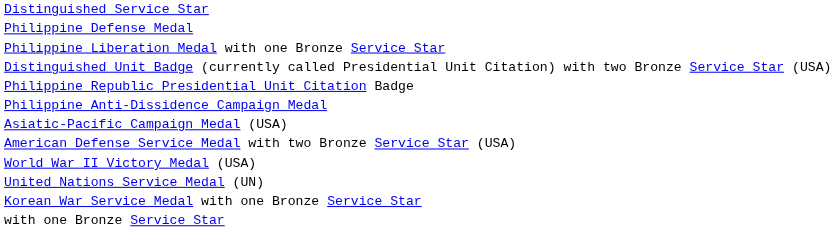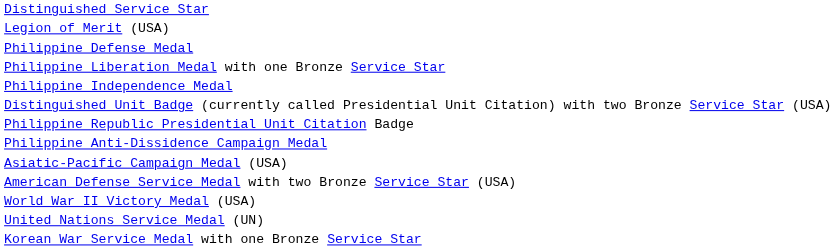+ row: (87, 29)
+ row: (118, 86)
- row: (114, 221)
